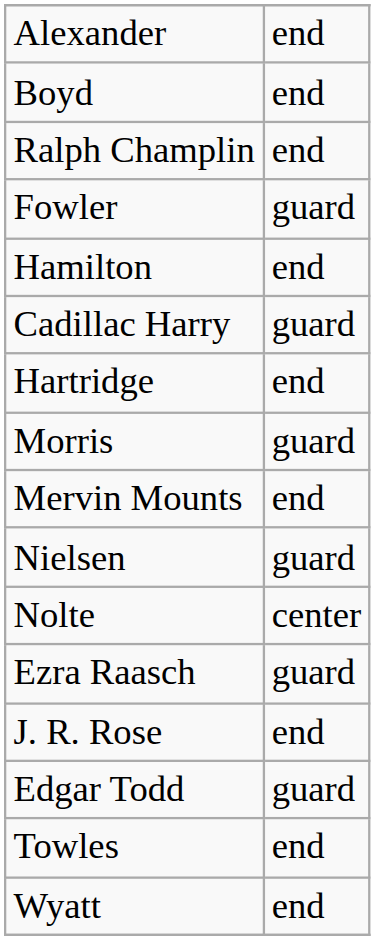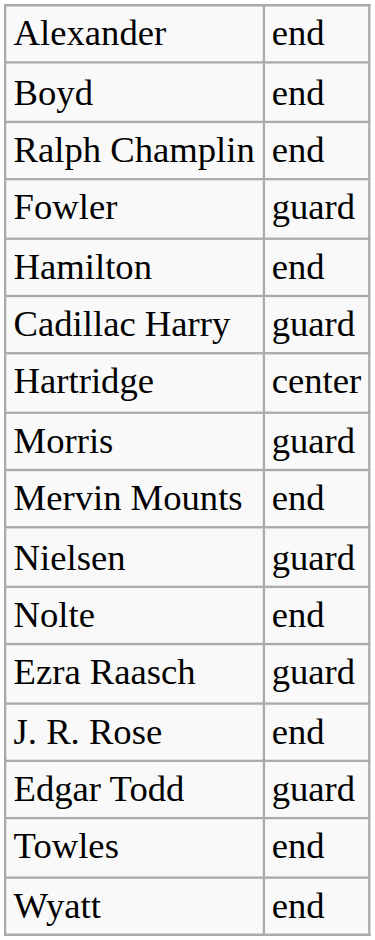(298, 382) end -> (316, 382) center
(316, 614) center -> (298, 614) end
